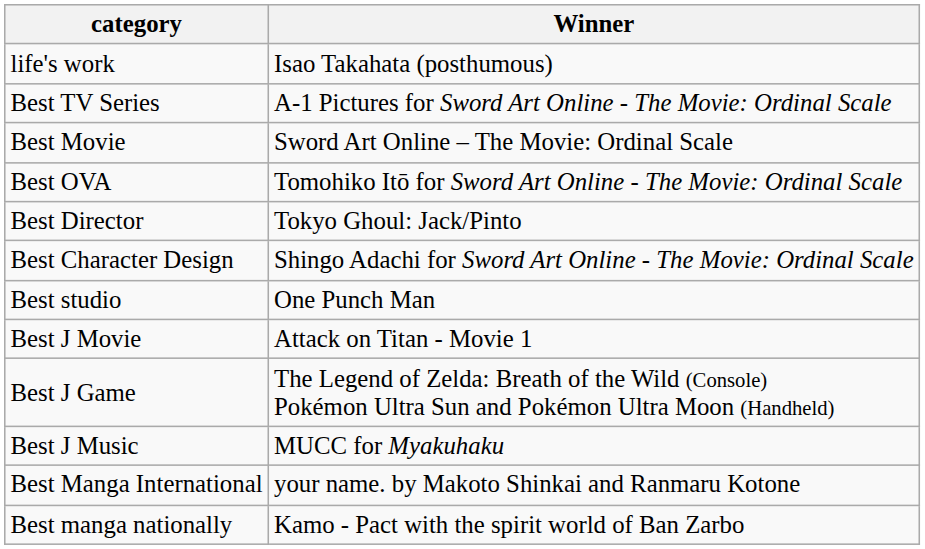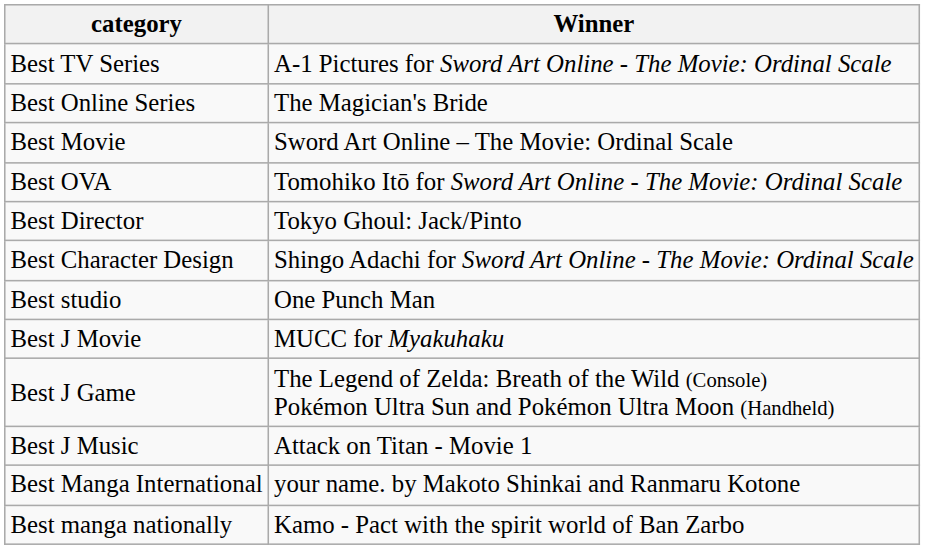- row: (63, 63)
+ row: (103, 102)
(403, 338) Attack on Titan - Movie 1 -> (389, 338) MUCC for Myakuhaku
(389, 445) MUCC for Myakuhaku -> (403, 445) Attack on Titan - Movie 1
